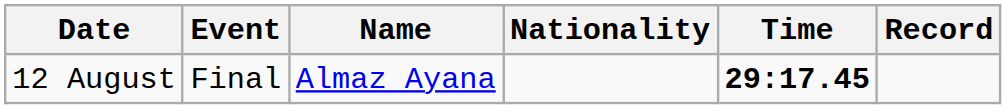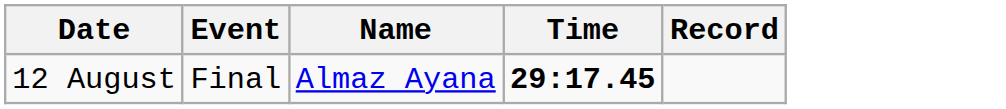- column: (610, 30)
